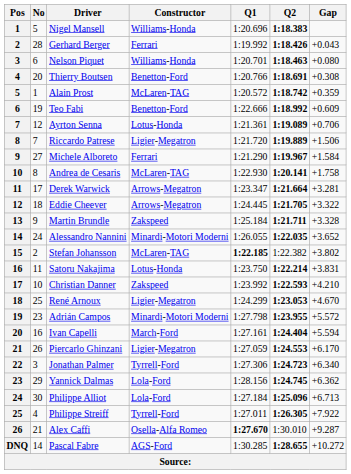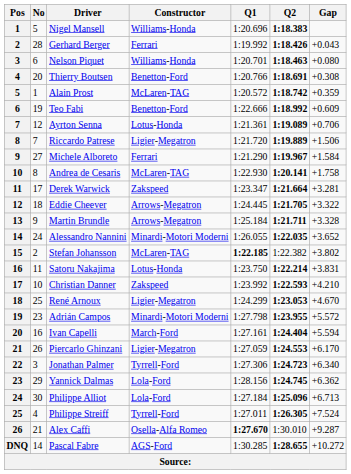(166, 189) Arrows-Megatron -> (150, 189) Zakspeed
(150, 221) Zakspeed -> (166, 221) Arrows-Megatron
(325, 413) +7.922 -> (325, 413) +7.524
